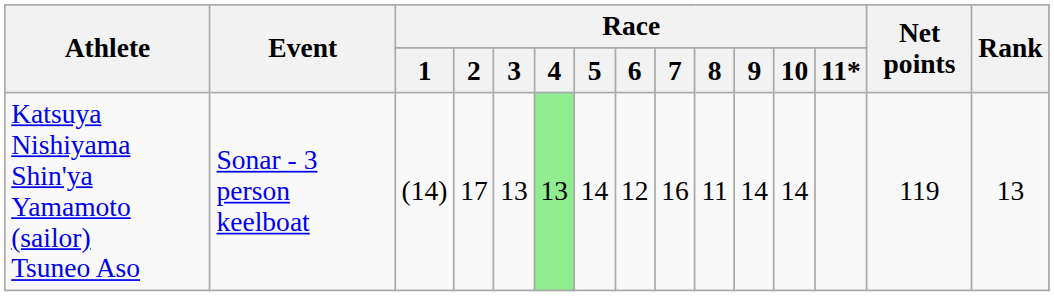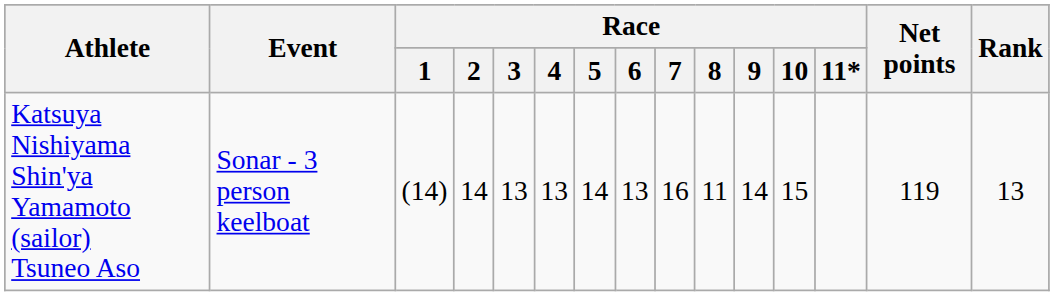(474, 191) 17 -> (474, 191) 14
(554, 191) lightgreen background -> (554, 191) no background
(635, 191) 12 -> (635, 191) 13
(795, 191) 14 -> (795, 191) 15
